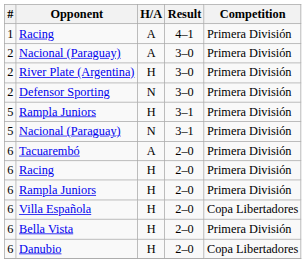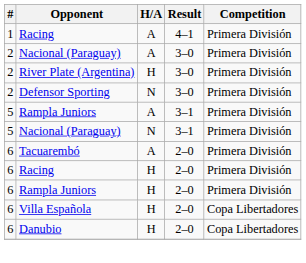(151, 111) H -> (151, 111) A
- row: (10, 229)
